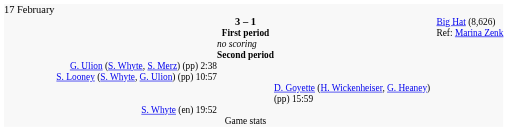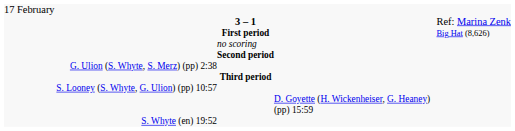(466, 21) Big Hat (8,626) -> (474, 21) Ref: Marina Zenk
(470, 33) Ref: Marina Zenk -> (463, 33) Big Hat (8,626)
+ row: (136, 77)
- row: (136, 121)
